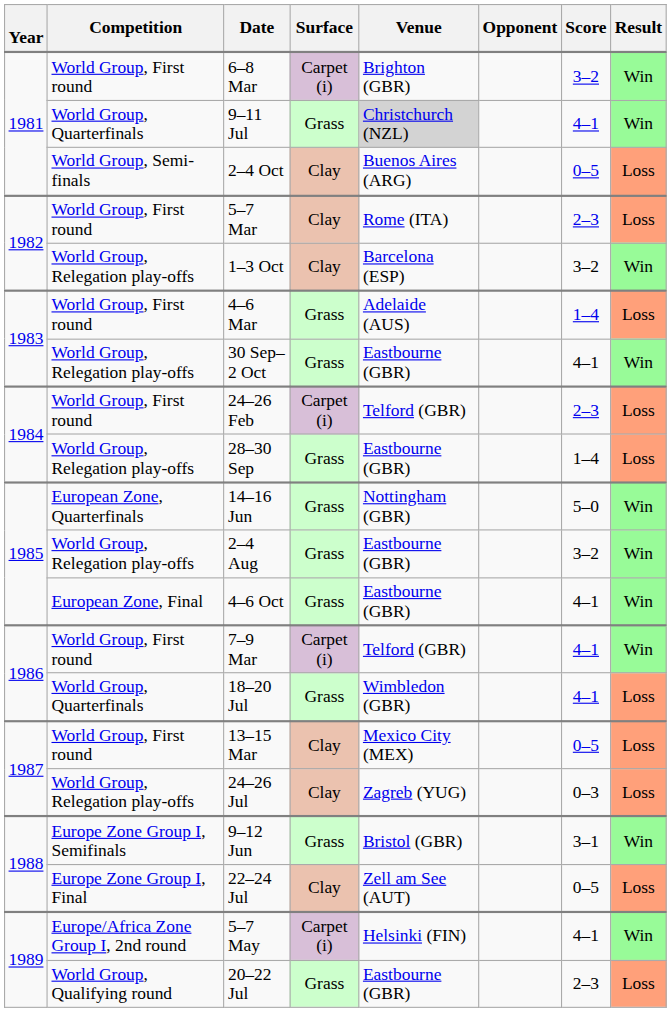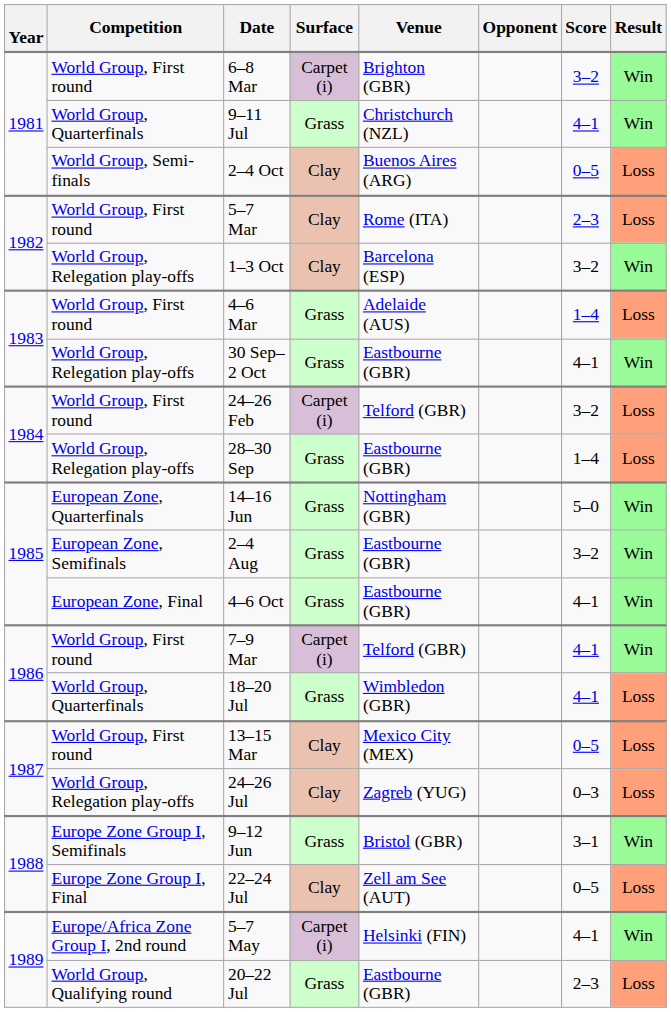(408, 123) lightgrey background -> (408, 123) no background
(586, 410) 2–3 -> (586, 410) 3–2
(123, 553) World Group, Relegation play-offs -> (107, 553) European Zone, Semifinals
